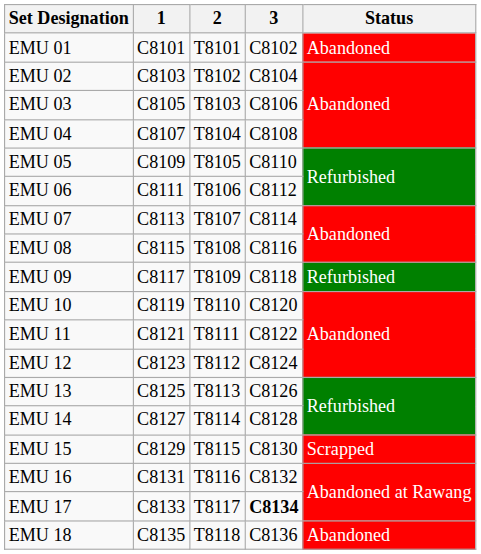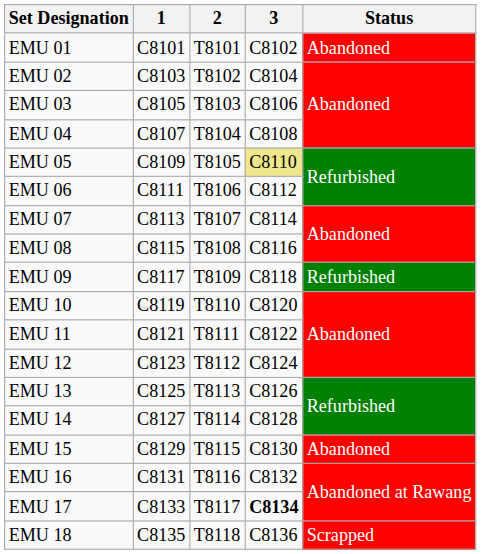(273, 162) no background -> (273, 162) khaki background
(340, 448) Scrapped -> (348, 448) Abandoned
(348, 534) Abandoned -> (340, 534) Scrapped
